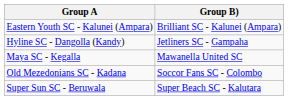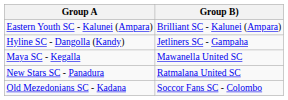+ row: (55, 73)
- row: (56, 88)
